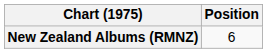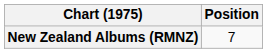(232, 37) 6 -> (232, 37) 7
